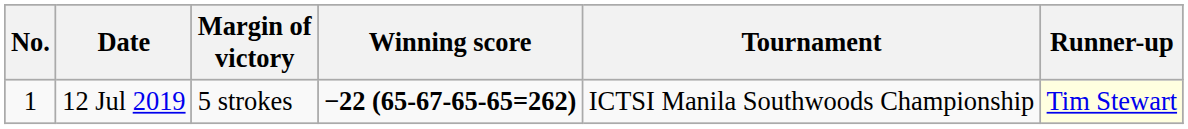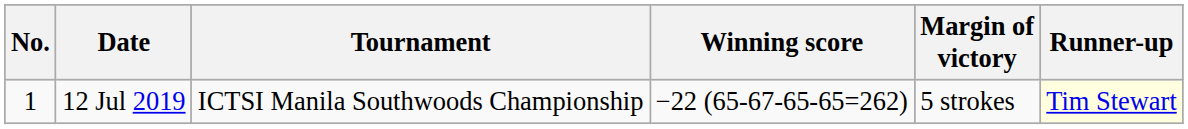columns swapped: (812, 42) <-> (255, 42)
(450, 101) bold -> (782, 101) normal
